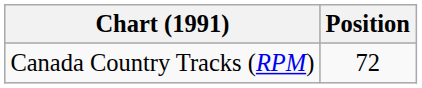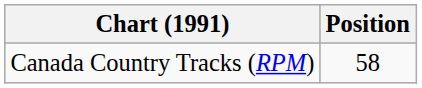(368, 62) 72 -> (368, 62) 58
